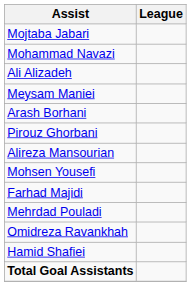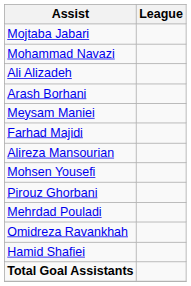rows swapped: (51, 93) <-> (47, 113)
rows swapped: (45, 192) <-> (52, 133)
